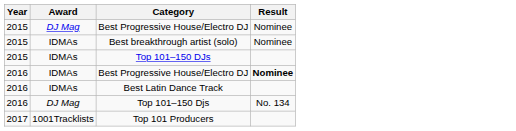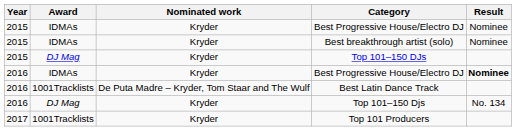+ column: (204, 12)
(63, 27) DJ Mag -> (63, 27) IDMAs
(63, 57) IDMAs -> (63, 57) DJ Mag
(63, 88) IDMAs -> (63, 88) 1001Tracklists
